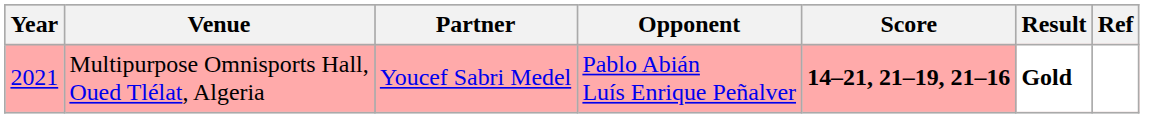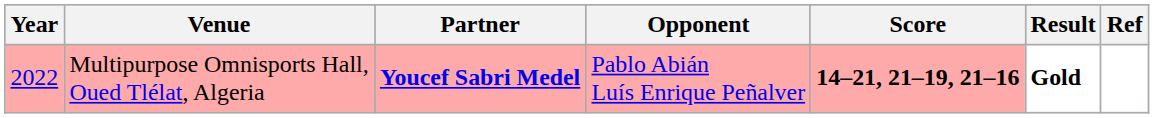(34, 78) 2021 -> (34, 78) 2022
(476, 78) normal -> (480, 78) bold
